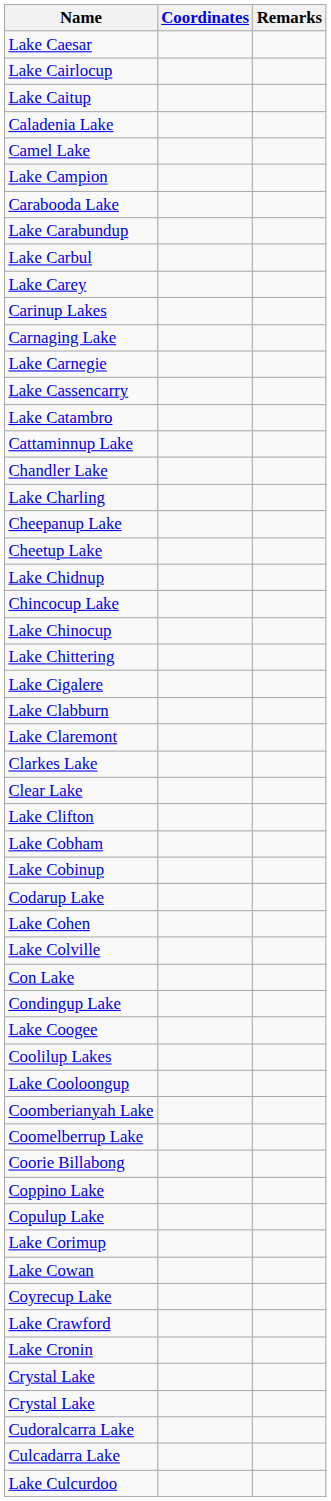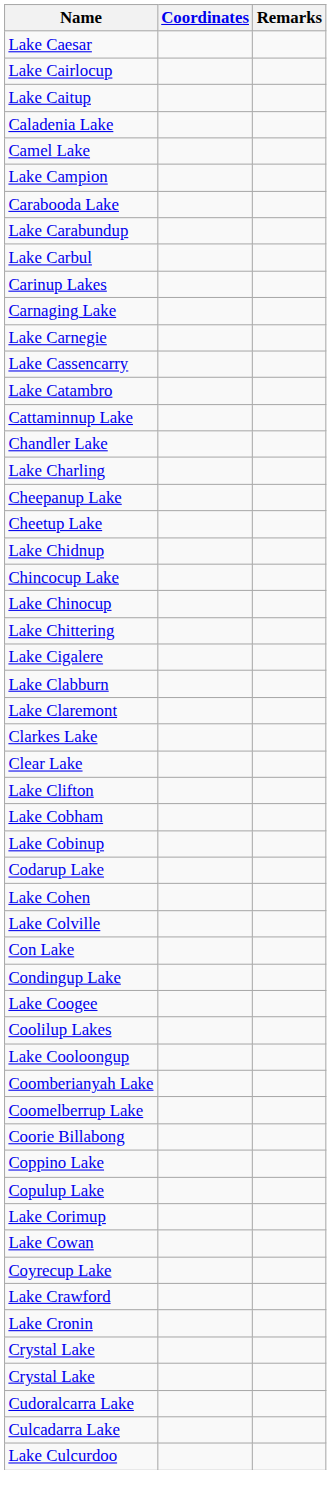- row: (47, 284)
